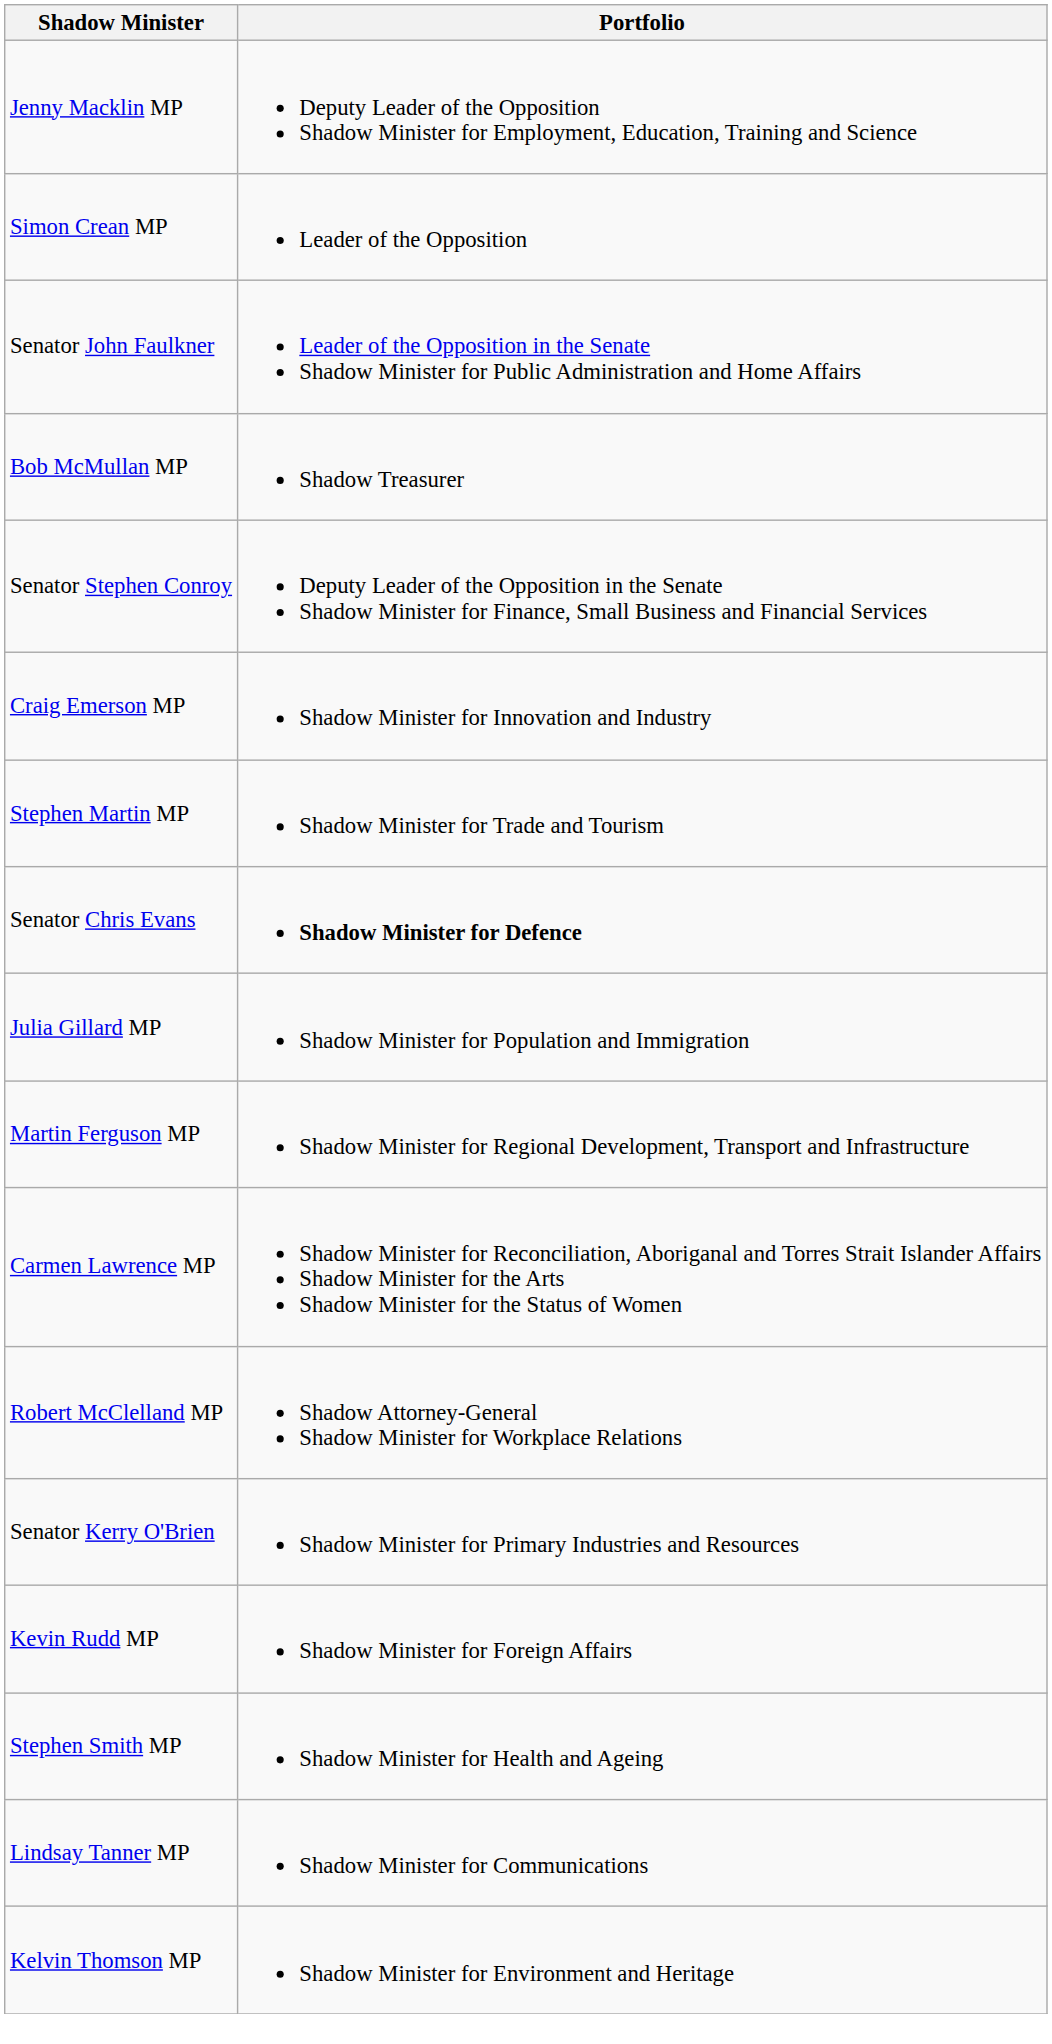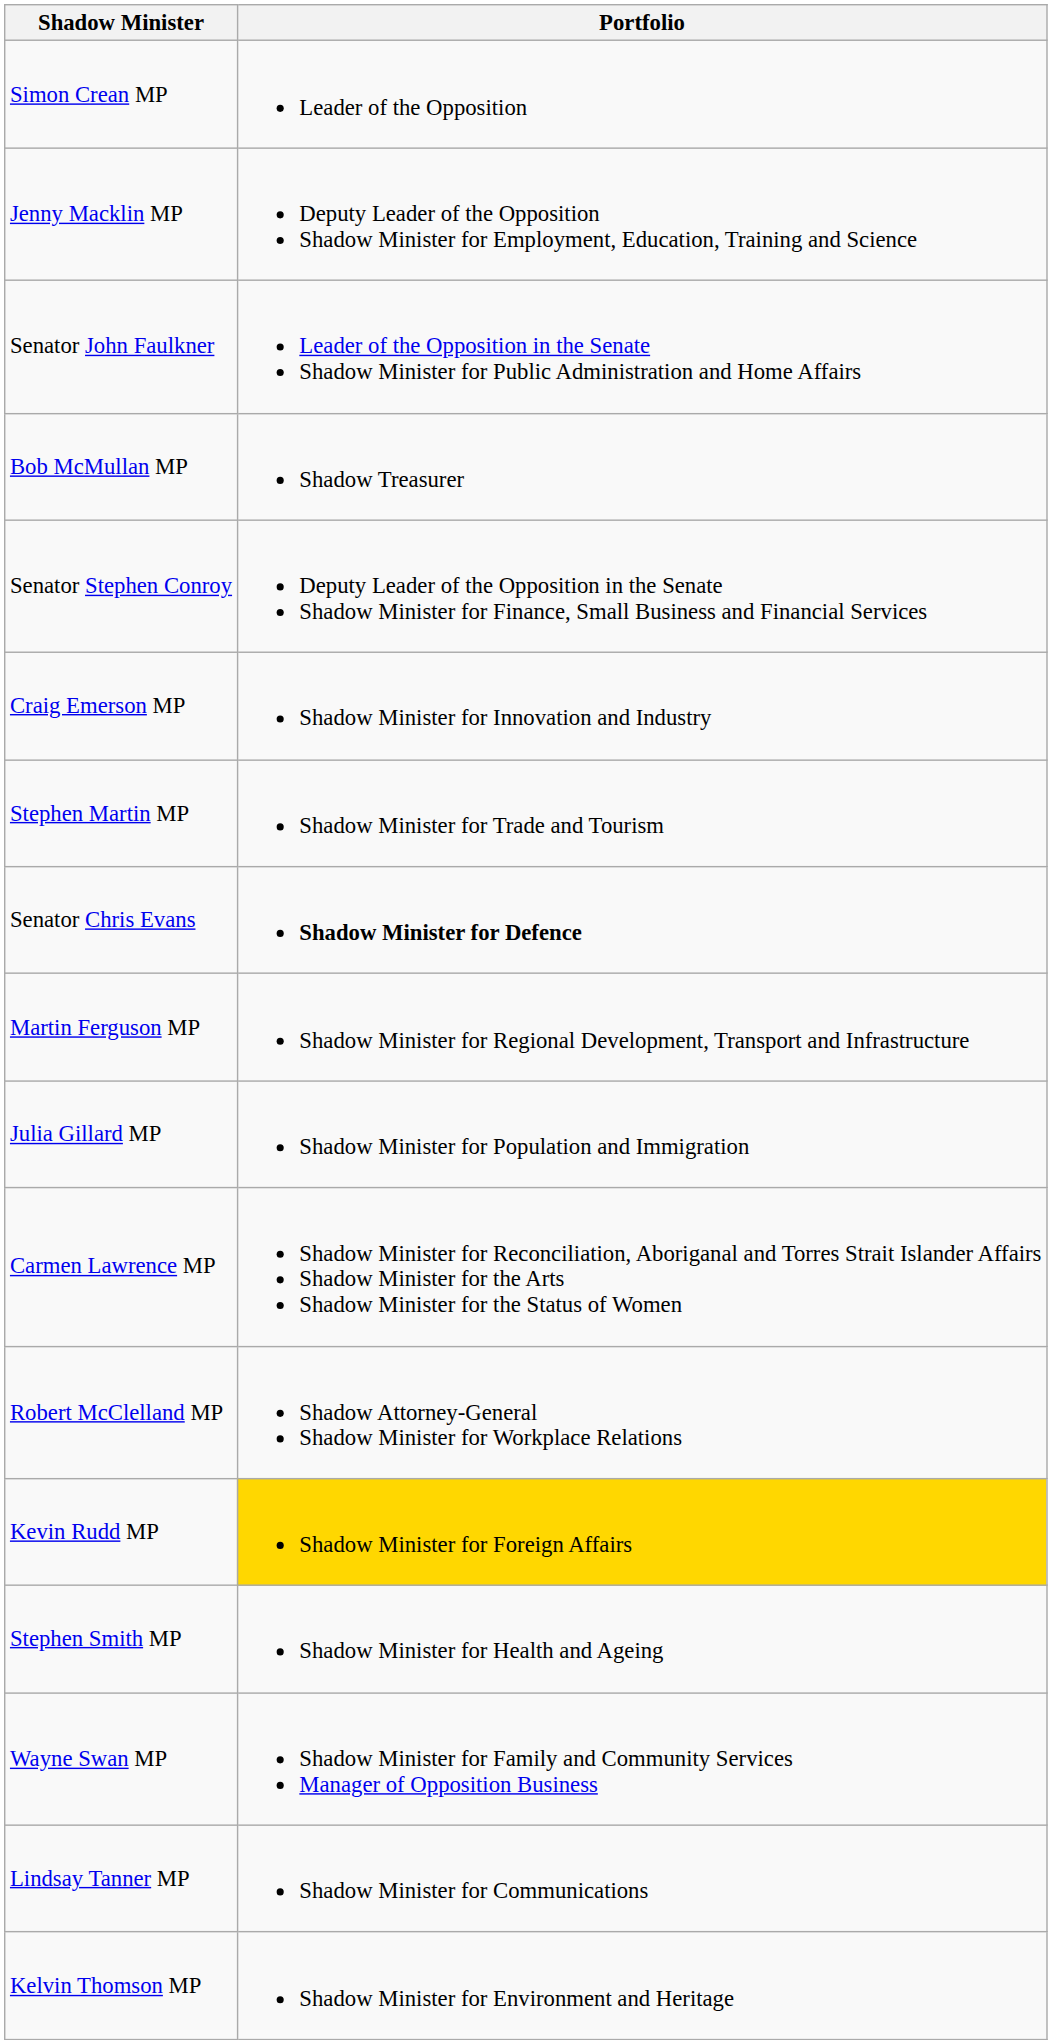rows swapped: (89, 226) <-> (96, 106)
rows swapped: (105, 1134) <-> (86, 1026)
- row: (112, 1531)
(642, 1652) no background -> (642, 1545) gold background
+ row: (89, 1758)
